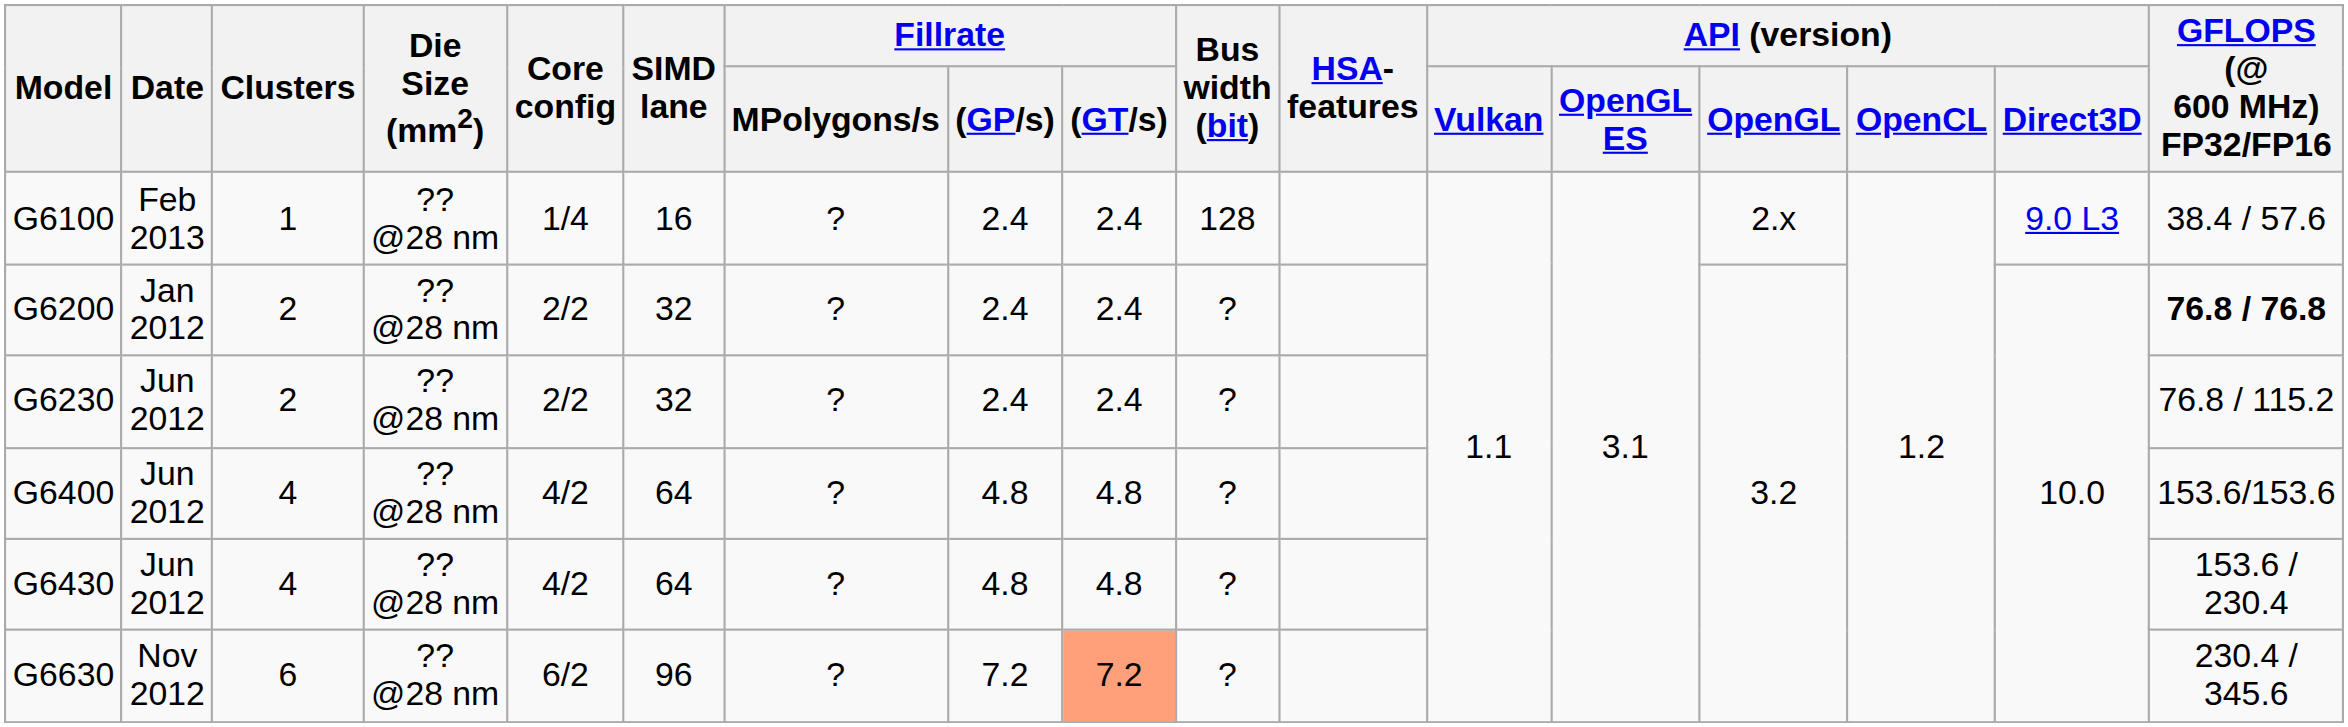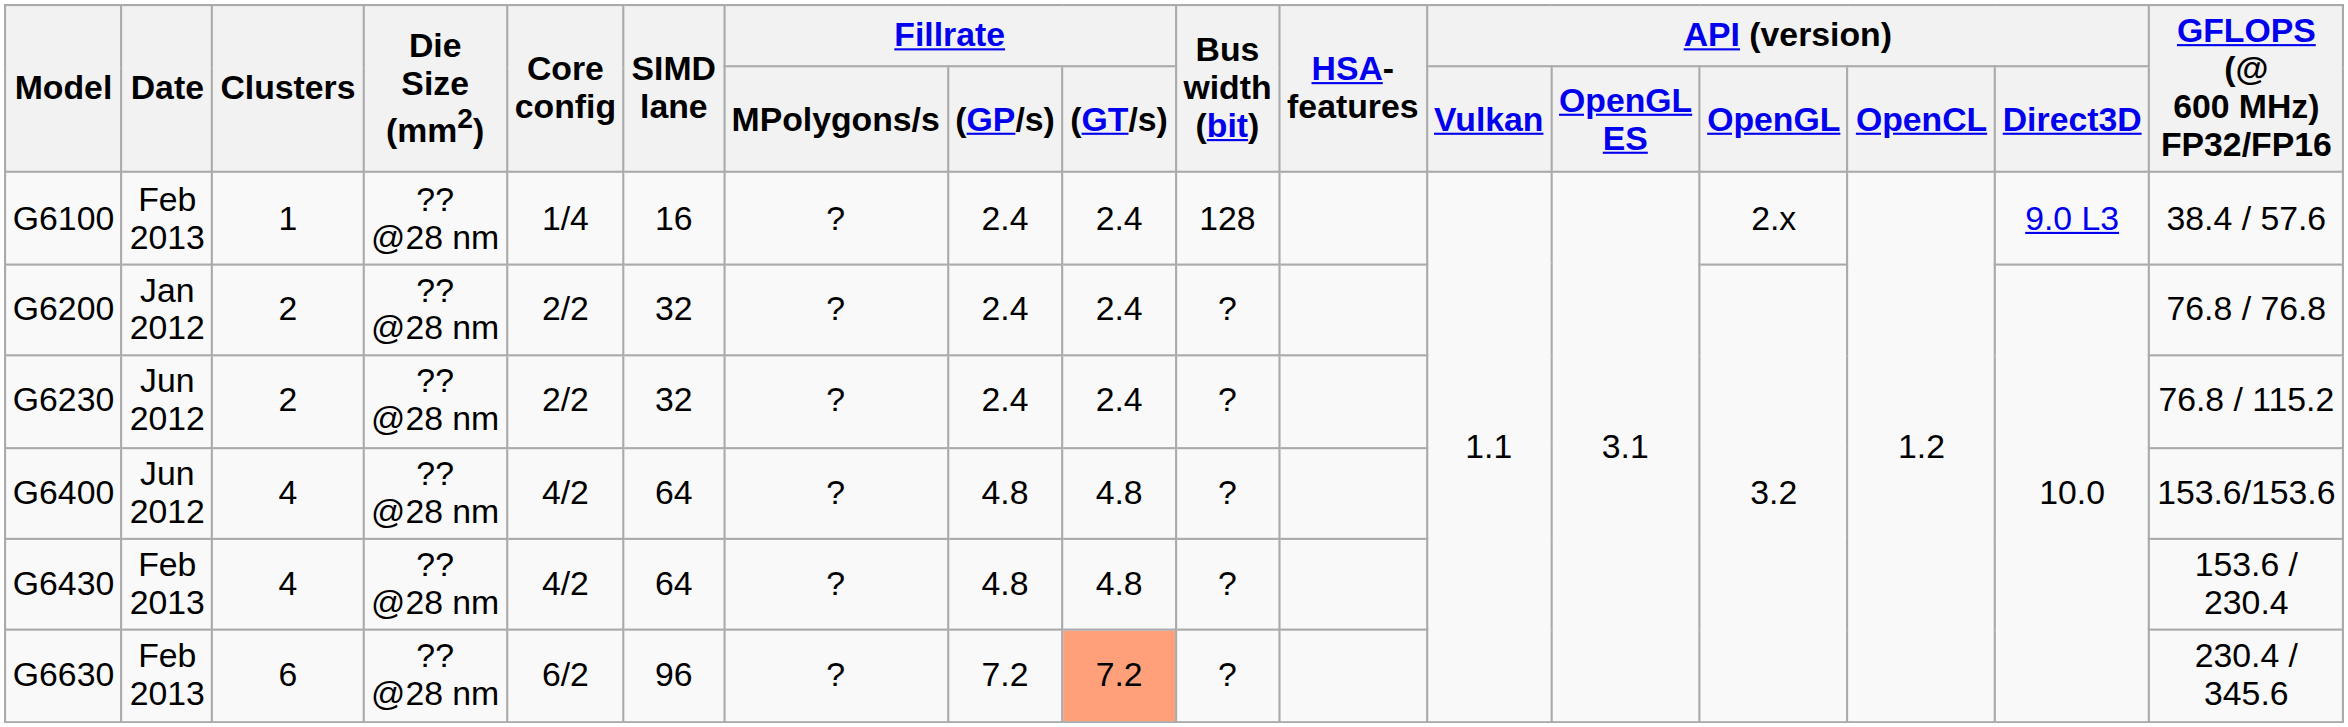(2246, 309) bold -> (2246, 309) normal
(167, 583) Jun 2012 -> (167, 583) Feb 2013
(167, 675) Nov 2012 -> (167, 675) Feb 2013
